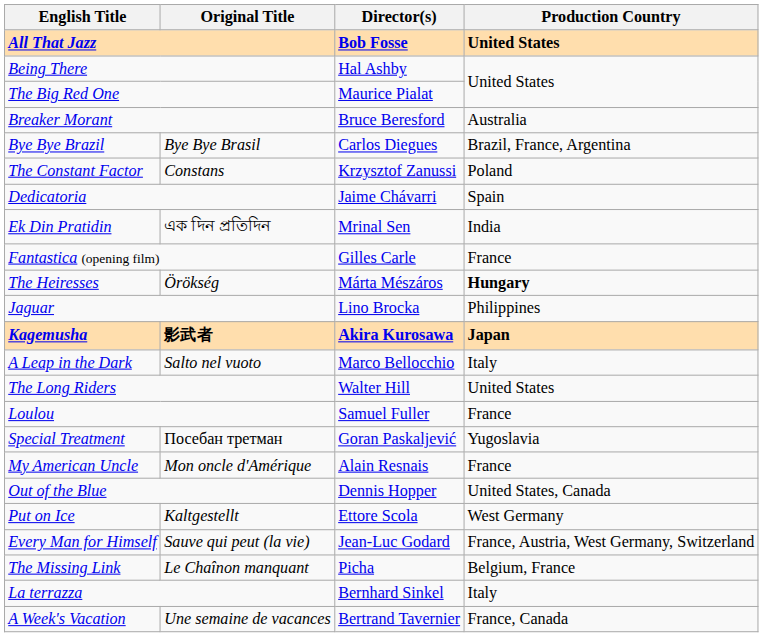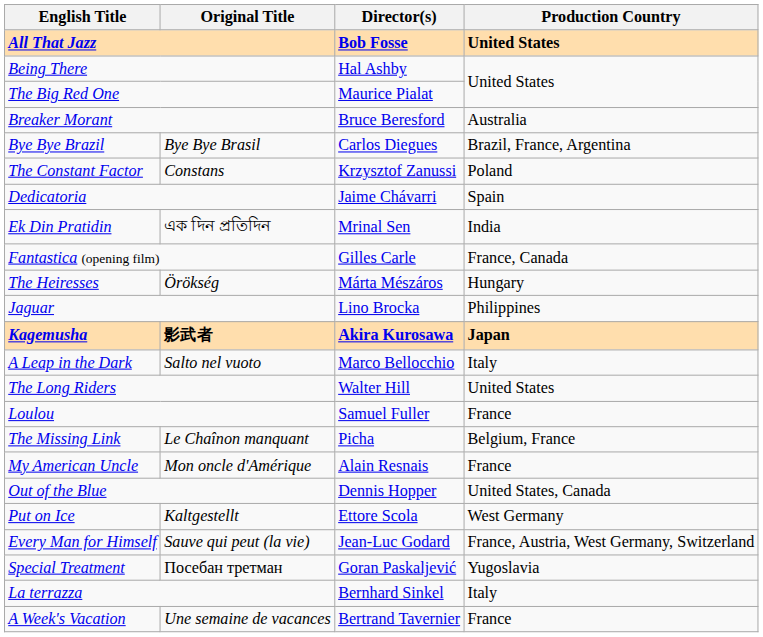(490, 257) France -> (518, 257) France, Canada
(499, 282) bold -> (496, 282) normal
rows swapped: (64, 567) <-> (67, 439)
(518, 618) France, Canada -> (490, 618) France
